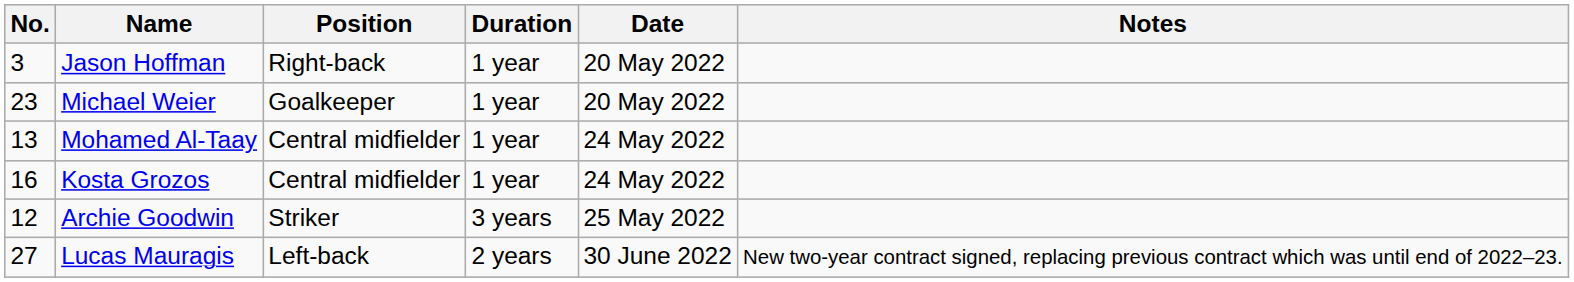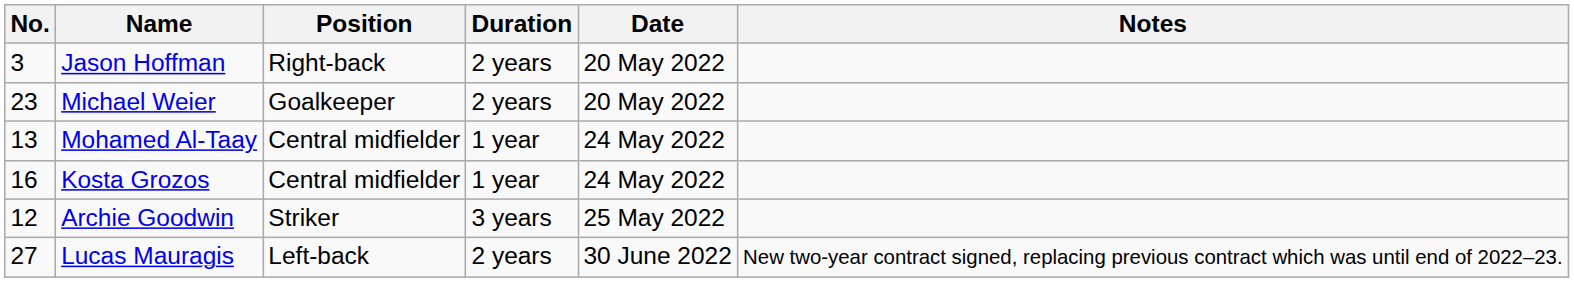(506, 62) 1 year -> (512, 62) 2 years
(506, 101) 1 year -> (512, 101) 2 years
